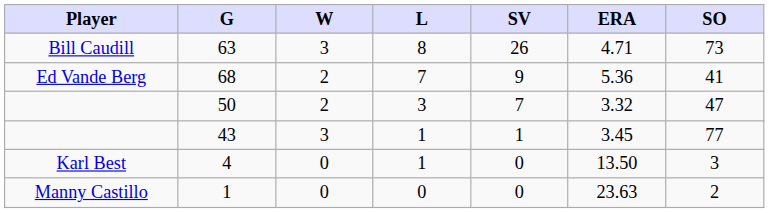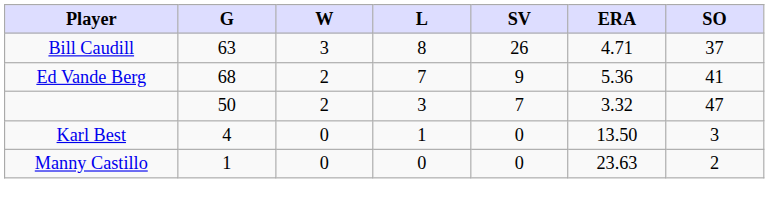(714, 47) 73 -> (714, 47) 37
- row: (227, 134)
